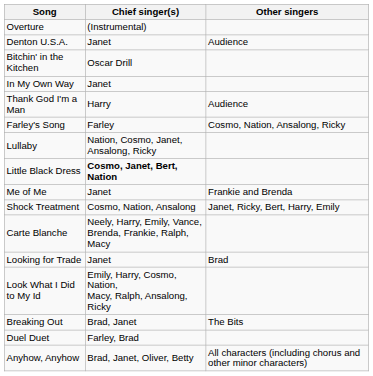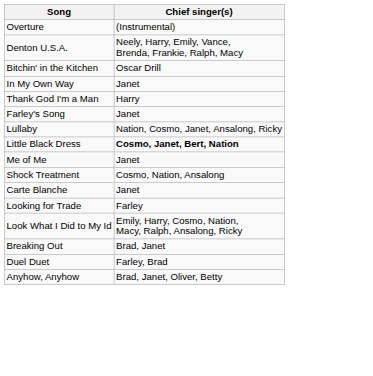- column: (287, 12)
(99, 42) Janet -> (180, 47) Neely, Harry, Emily, Vance, Brenda, Frankie, Ralph, Macy
(101, 125) Farley -> (128, 114) Janet
(145, 233) Neely, Harry, Emily, Vance, Brenda, Frankie, Ralph, Macy -> (128, 190) Janet
(99, 259) Janet -> (129, 205) Farley
